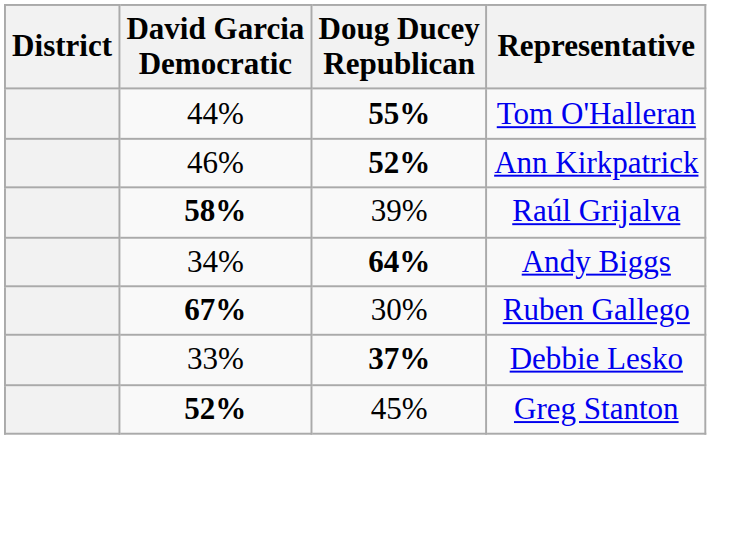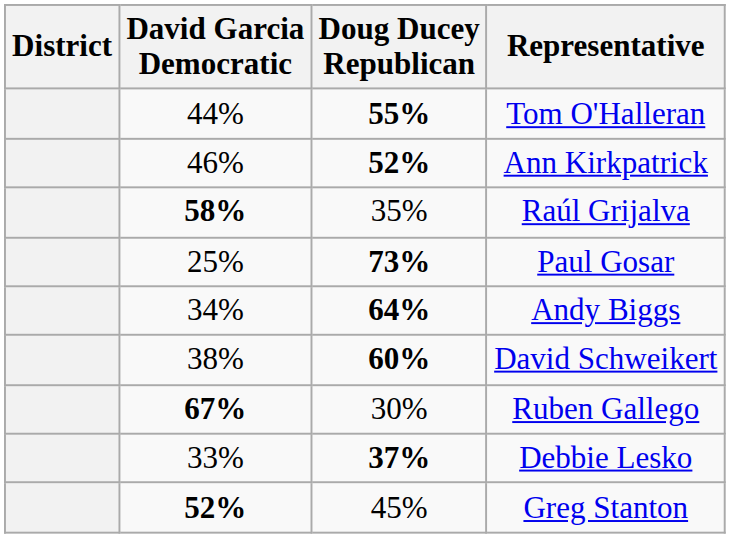(399, 211) 39% -> (399, 211) 35%
+ row: (606, 260)
+ row: (606, 359)
